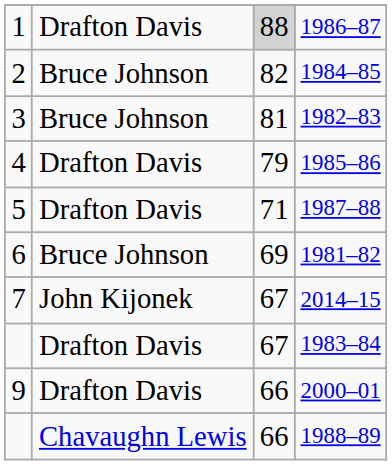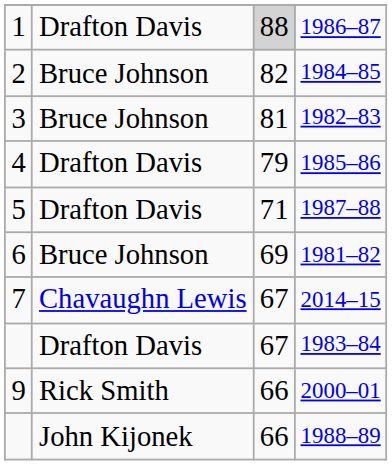(116, 299) John Kijonek -> (143, 299) Chavaughn Lewis
(121, 390) Drafton Davis -> (104, 390) Rick Smith
(143, 436) Chavaughn Lewis -> (116, 436) John Kijonek
